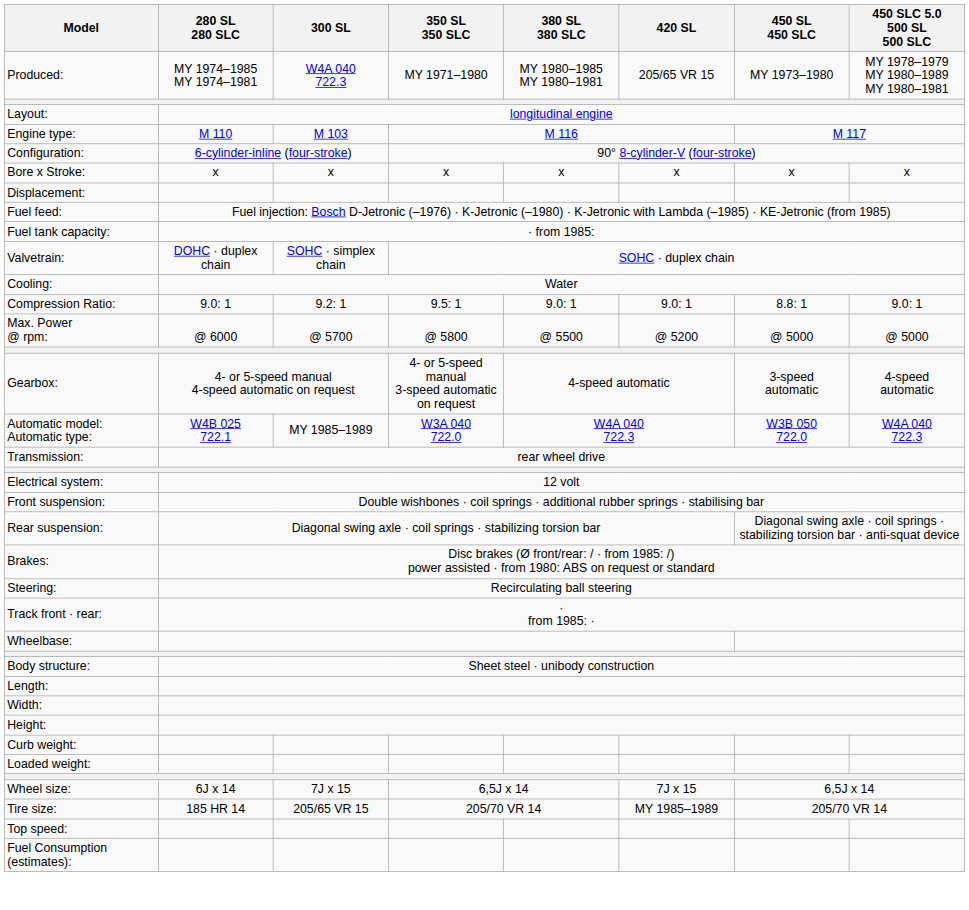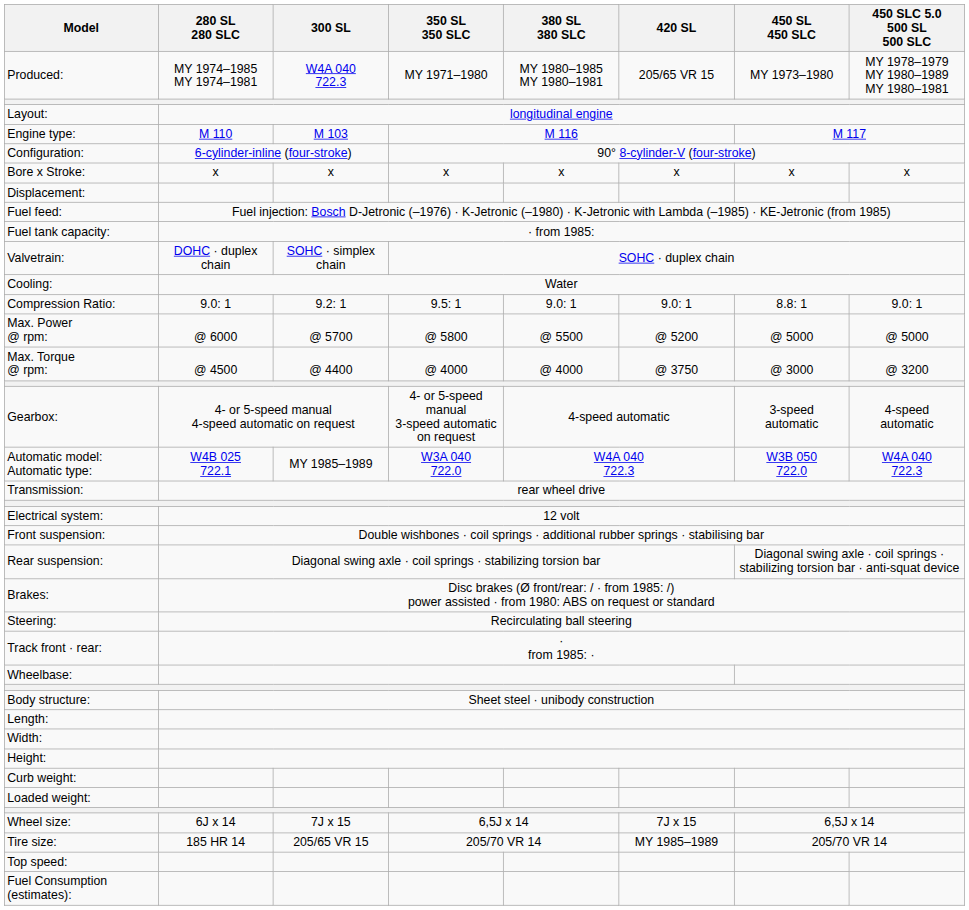+ row: (41, 364)
